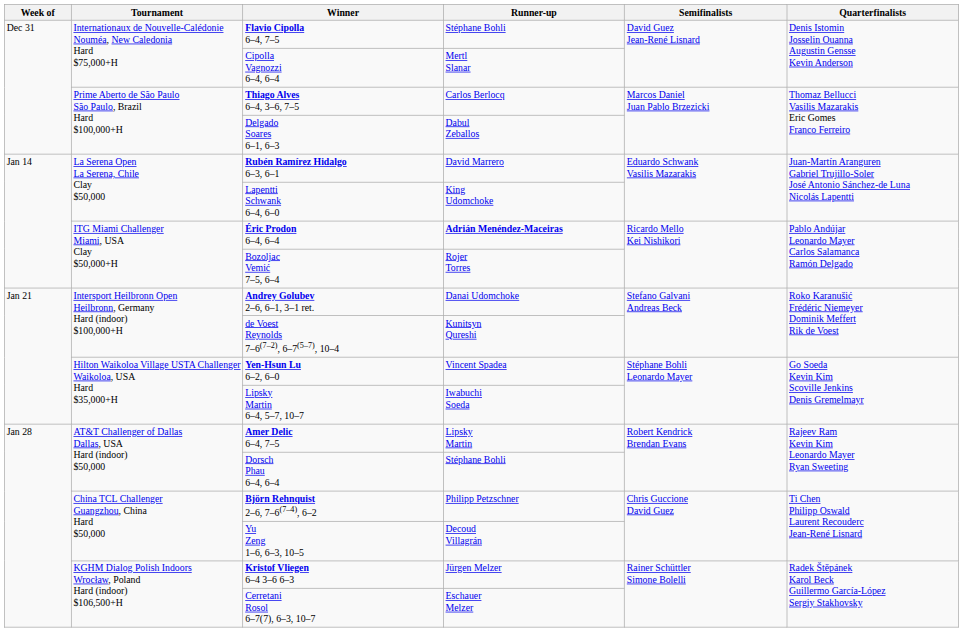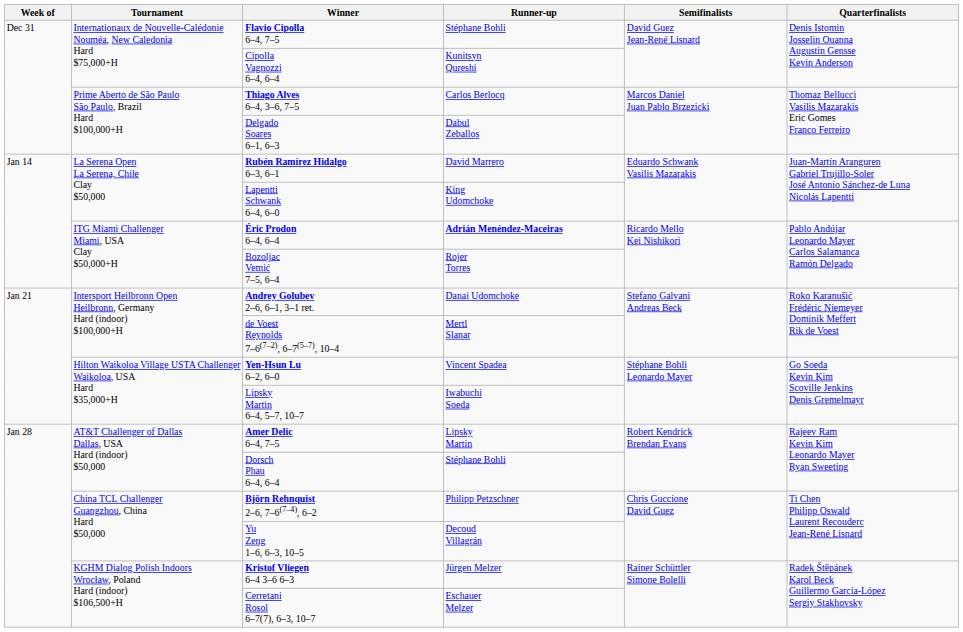(458, 61) Mertl Slanar -> (464, 61) Kunitsyn Qureshi
(464, 329) Kunitsyn Qureshi -> (458, 329) Mertl Slanar
